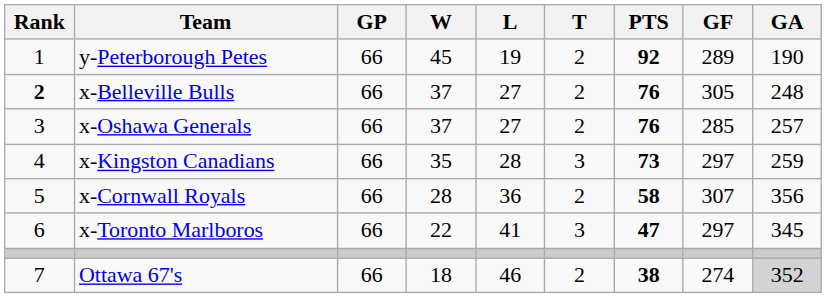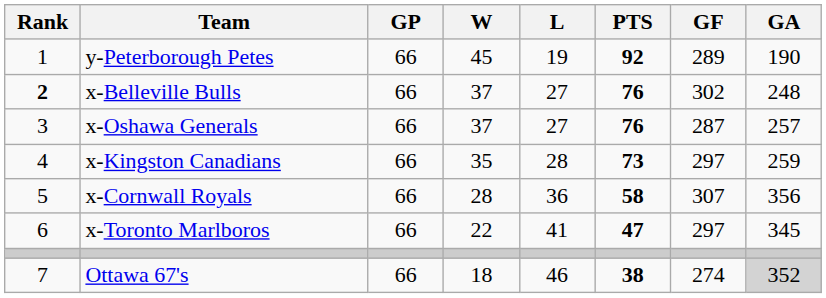- column: (579, 21)
(718, 91) 305 -> (708, 91) 302
(718, 126) 285 -> (708, 126) 287
